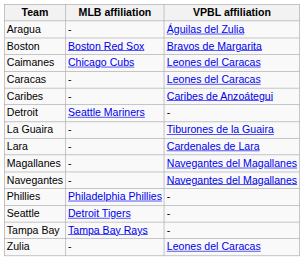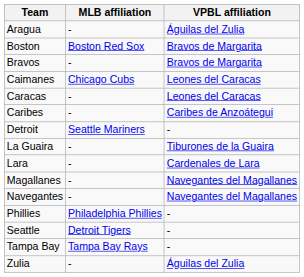+ row: (23, 63)
(214, 247) Leones del Caracas -> (206, 264) Águilas del Zulia
